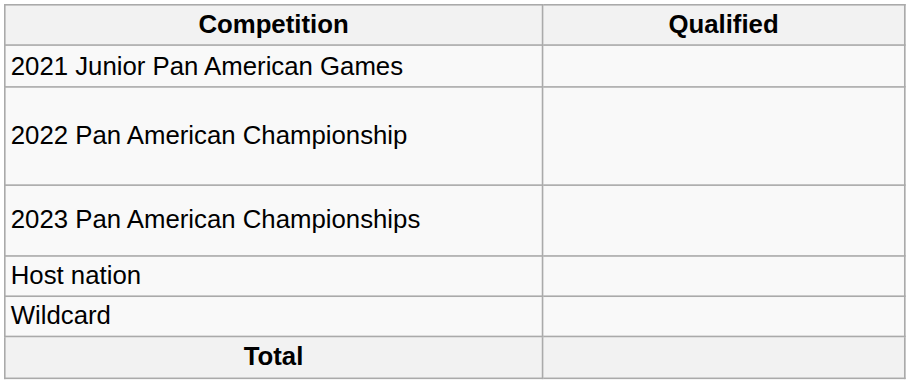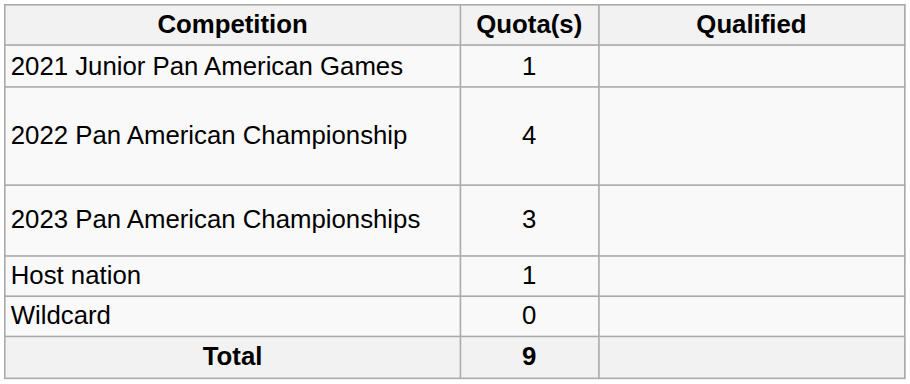+ column: (529, 24)
